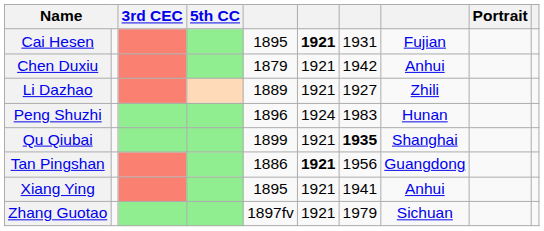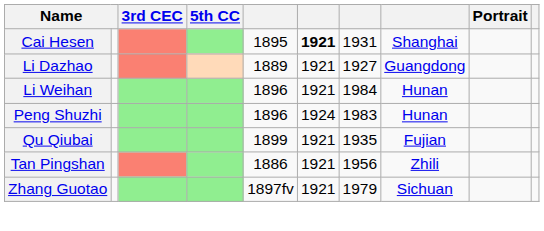(425, 41) Fujian -> (425, 41) Shanghai
- row: (58, 66)
(425, 90) Zhili -> (425, 66) Guangdong
+ row: (58, 90)
(360, 139) bold -> (360, 139) normal
(425, 139) Shanghai -> (425, 139) Fujian
(318, 164) bold -> (318, 164) normal
(425, 164) Guangdong -> (425, 164) Zhili
- row: (58, 189)
